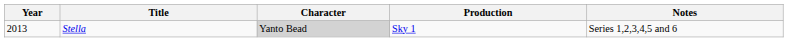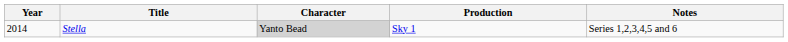(17, 28) 2013 -> (17, 28) 2014
